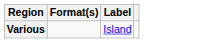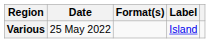+ column: (80, 12)
